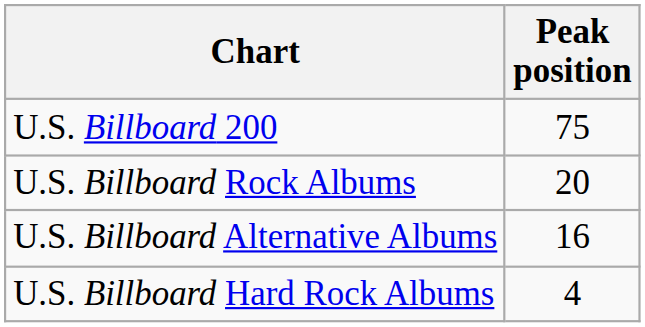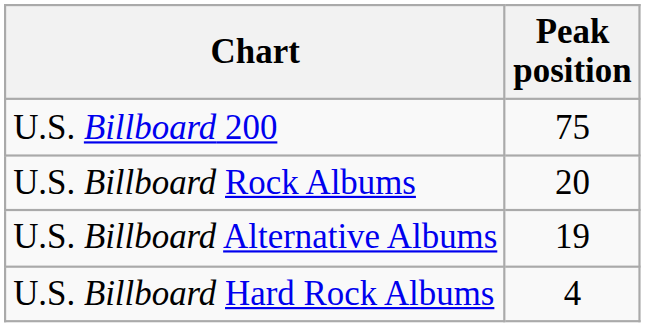(573, 237) 16 -> (573, 237) 19
